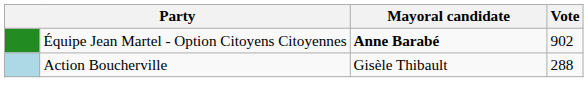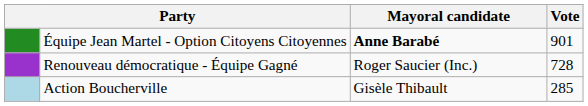(562, 40) 902 -> (562, 40) 901
+ row: (171, 64)
(562, 64) 288 -> (562, 88) 285
